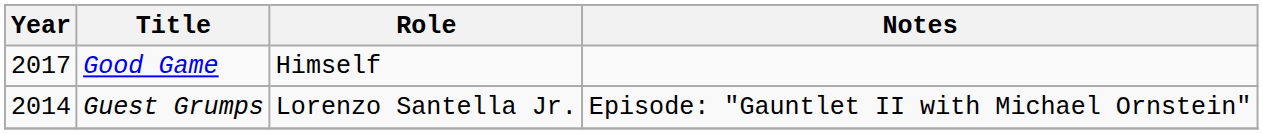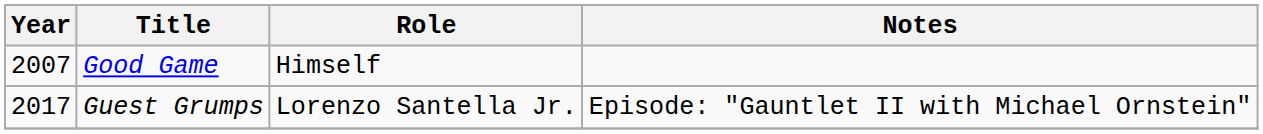(41, 66) 2017 -> (41, 66) 2007
(41, 107) 2014 -> (41, 107) 2017
